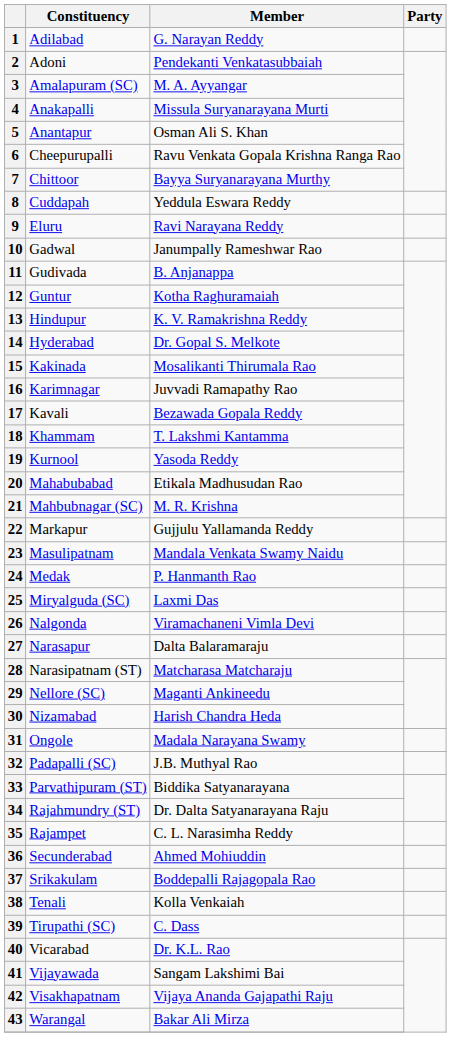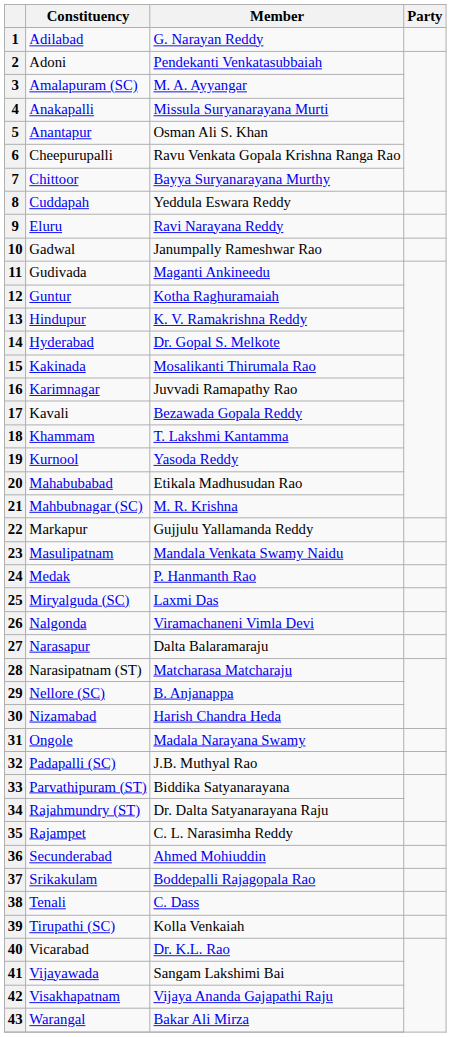(194, 272) B. Anjanappa -> (212, 272) Maganti Ankineedu
(212, 693) Maganti Ankineedu -> (194, 693) B. Anjanappa
(199, 903) Kolla Venkaiah -> (176, 903) C. Dass
(176, 926) C. Dass -> (199, 926) Kolla Venkaiah
